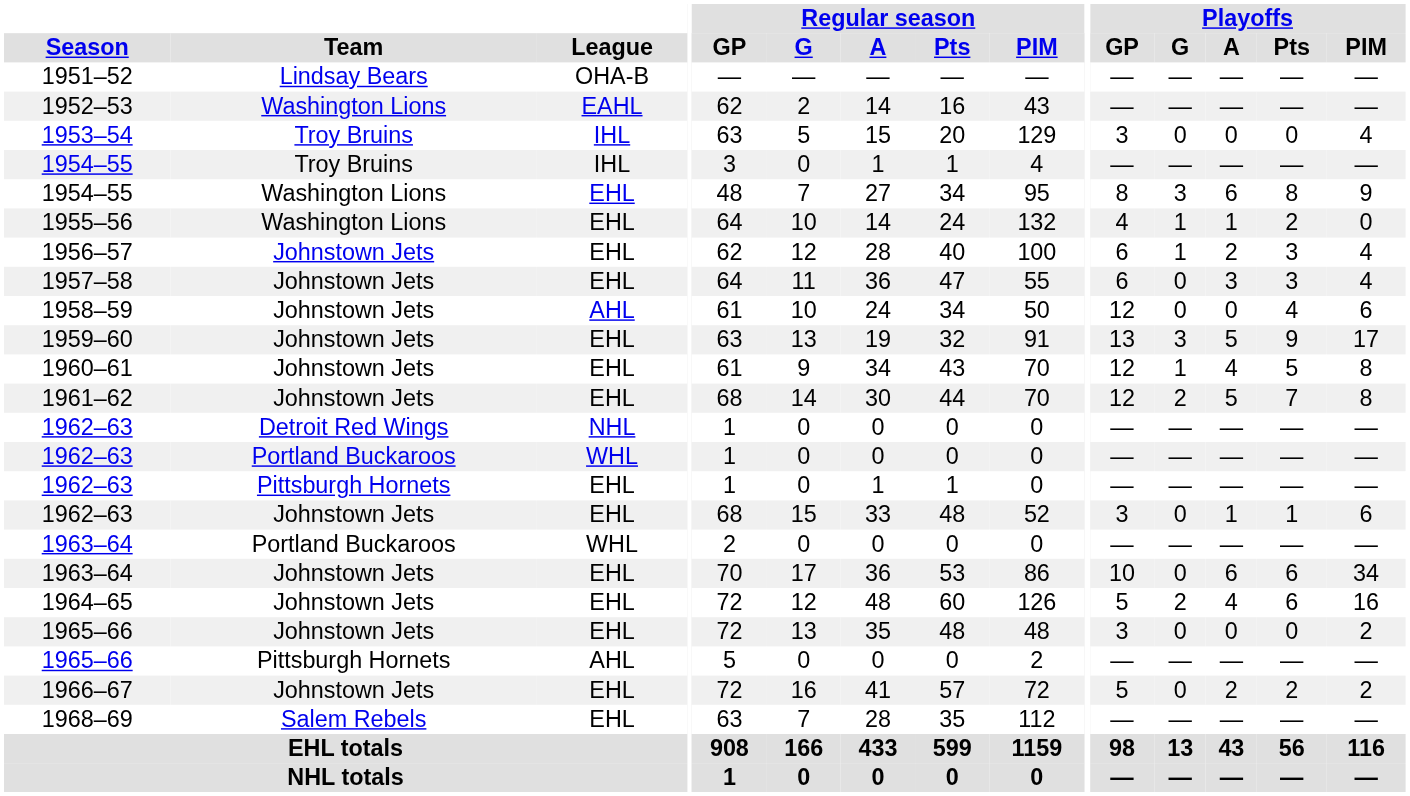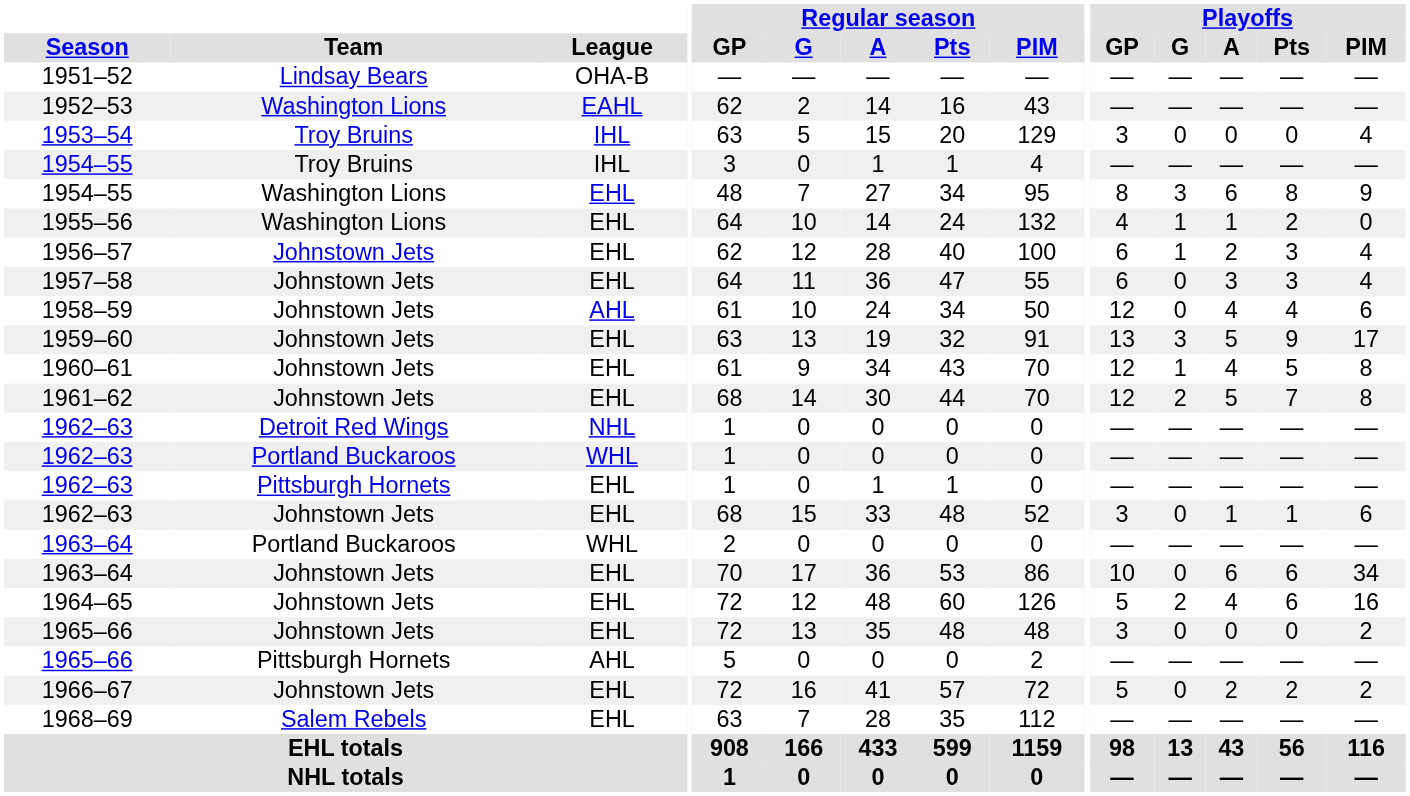(1231, 310) 0 -> (1231, 310) 4
